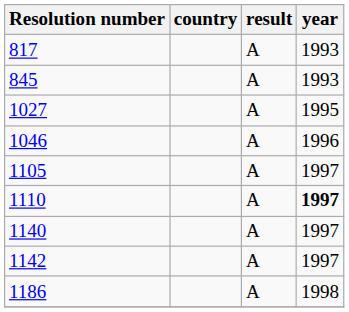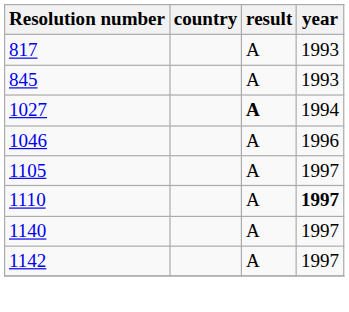(253, 110) normal -> (253, 110) bold
(320, 110) 1995 -> (320, 110) 1994
- row: (28, 291)
